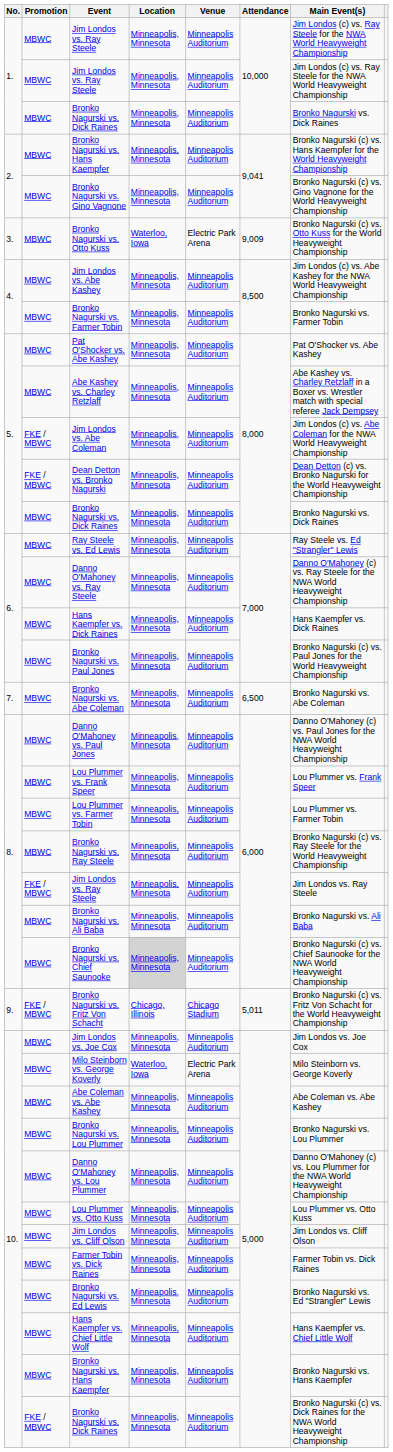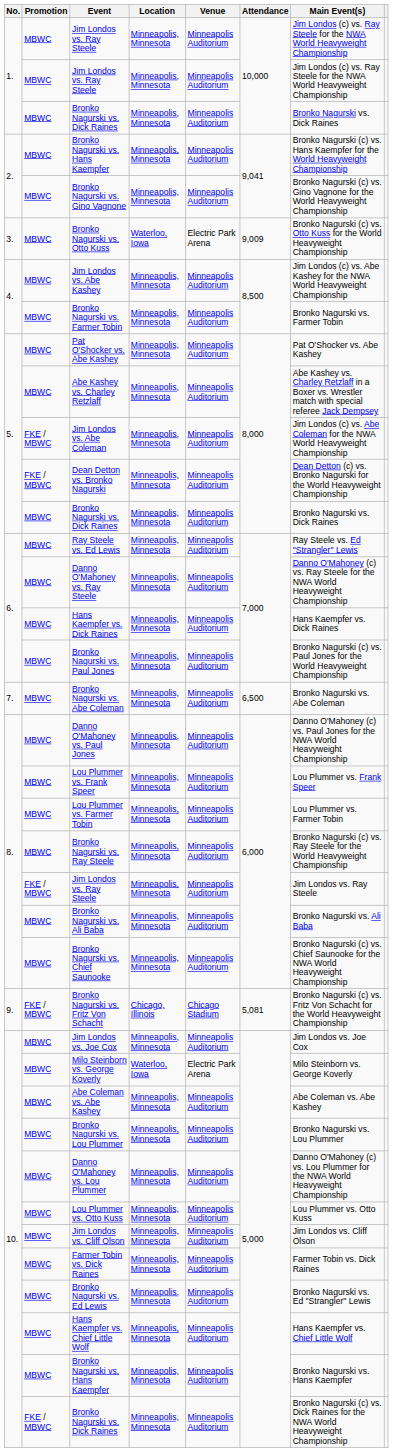(155, 963) lightgrey background -> (155, 963) no background
(252, 1009) 5,011 -> (253, 1009) 5,081
